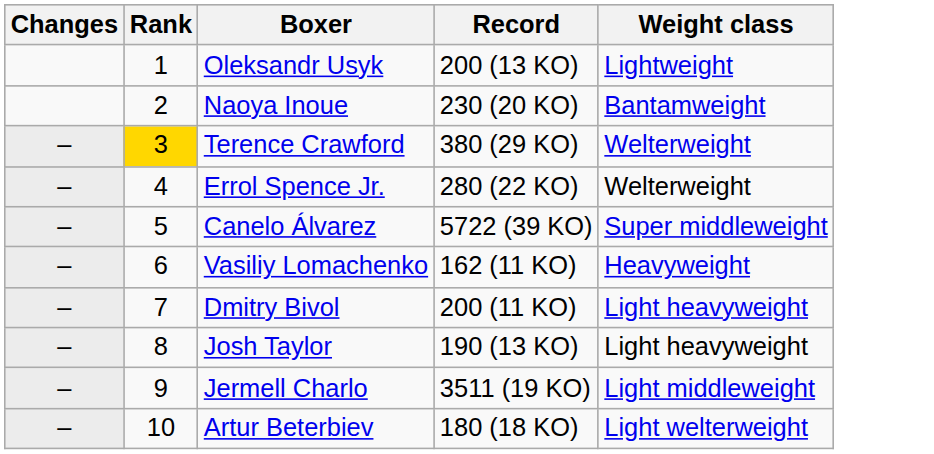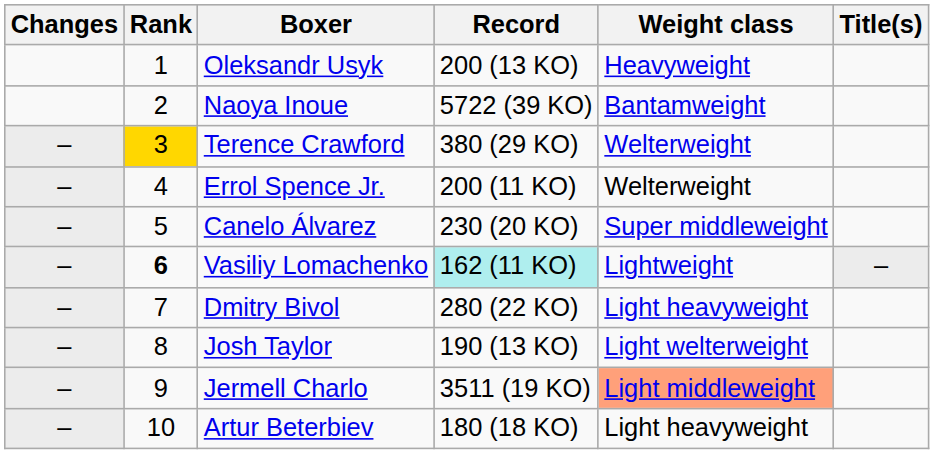+ column: (881, 24)
(669, 65) Lightweight -> (677, 65) Heavyweight
(509, 105) 230 (20 KO) -> (516, 105) 5722 (39 KO)
(509, 186) 280 (22 KO) -> (508, 186) 200 (11 KO)
(516, 226) 5722 (39 KO) -> (509, 226) 230 (20 KO)
(161, 266) normal -> (161, 266) bold
(508, 266) no background -> (508, 266) paleturquoise background
(677, 266) Heavyweight -> (669, 266) Lightweight
(508, 307) 200 (11 KO) -> (509, 307) 280 (22 KO)
(706, 347) Light heavyweight -> (706, 347) Light welterweight
(710, 387) no background -> (710, 387) lightsalmon background
(706, 428) Light welterweight -> (706, 428) Light heavyweight
